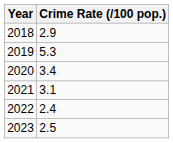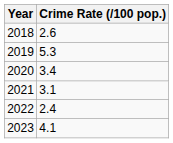(48, 33) 2.9 -> (48, 33) 2.6
(48, 128) 2.5 -> (48, 128) 4.1
